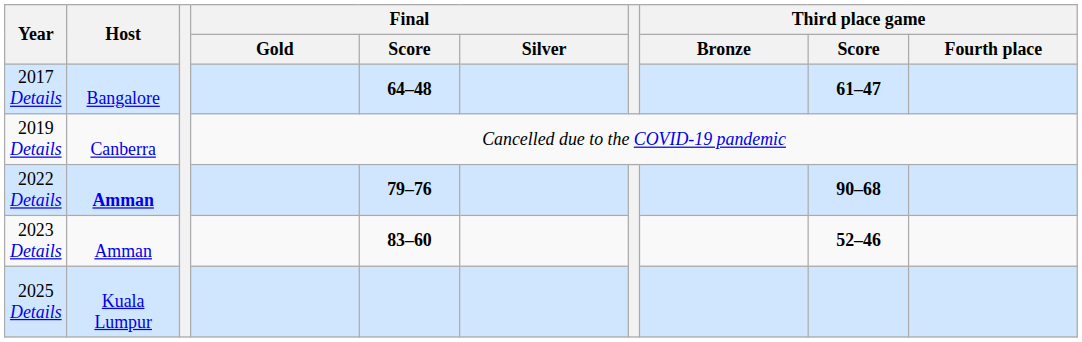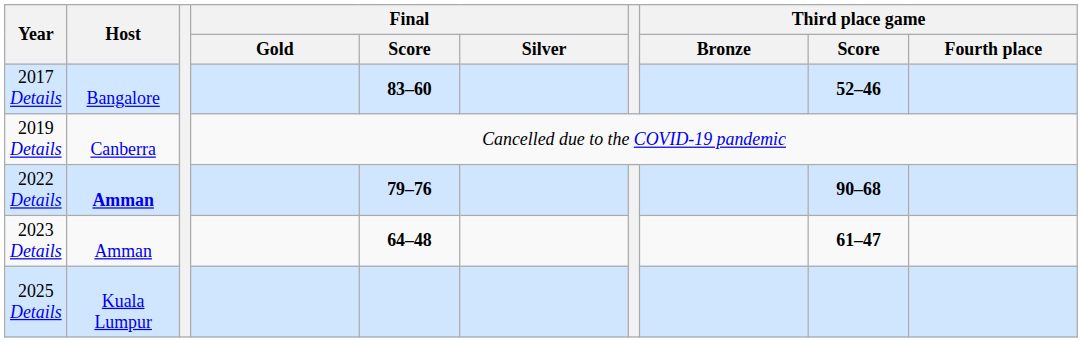(409, 89) 64–48 -> (409, 89) 83–60
(859, 89) 61–47 -> (859, 89) 52–46
(409, 240) 83–60 -> (409, 240) 64–48
(859, 240) 52–46 -> (859, 240) 61–47
